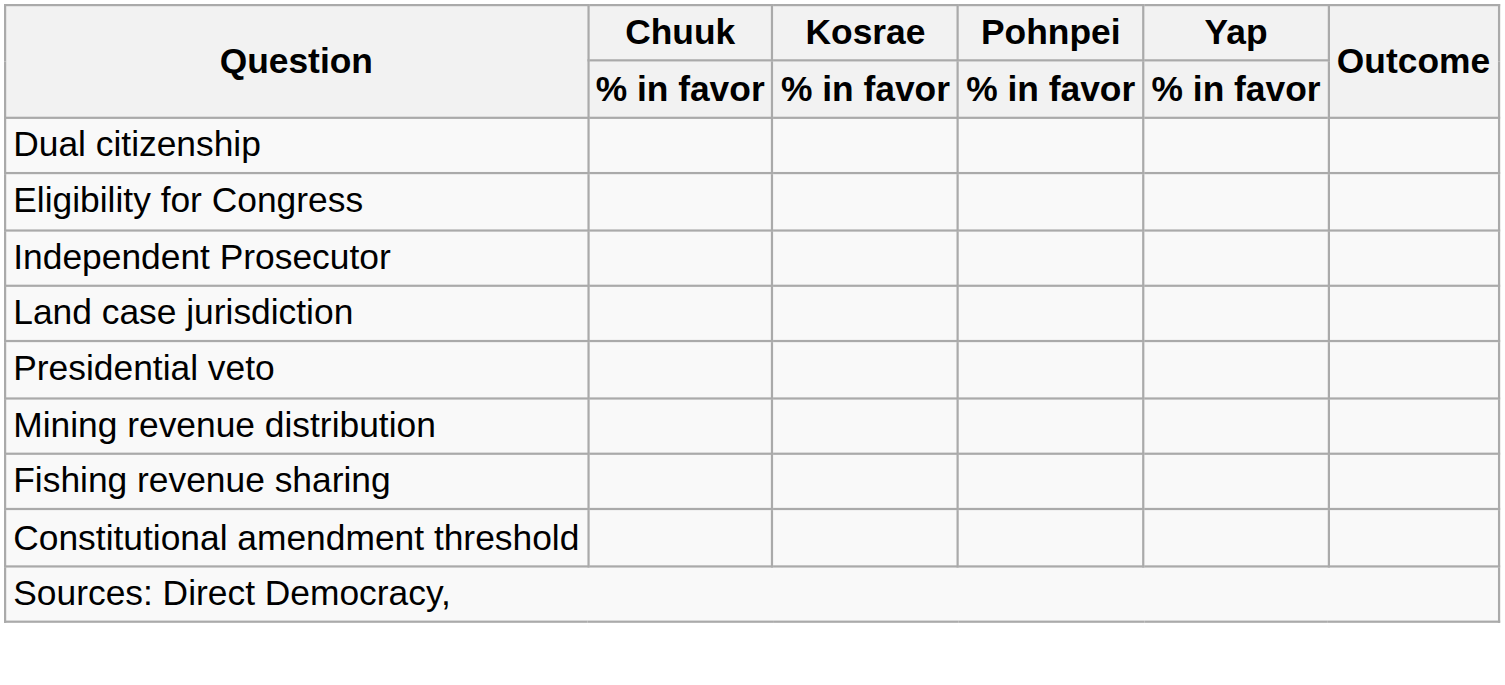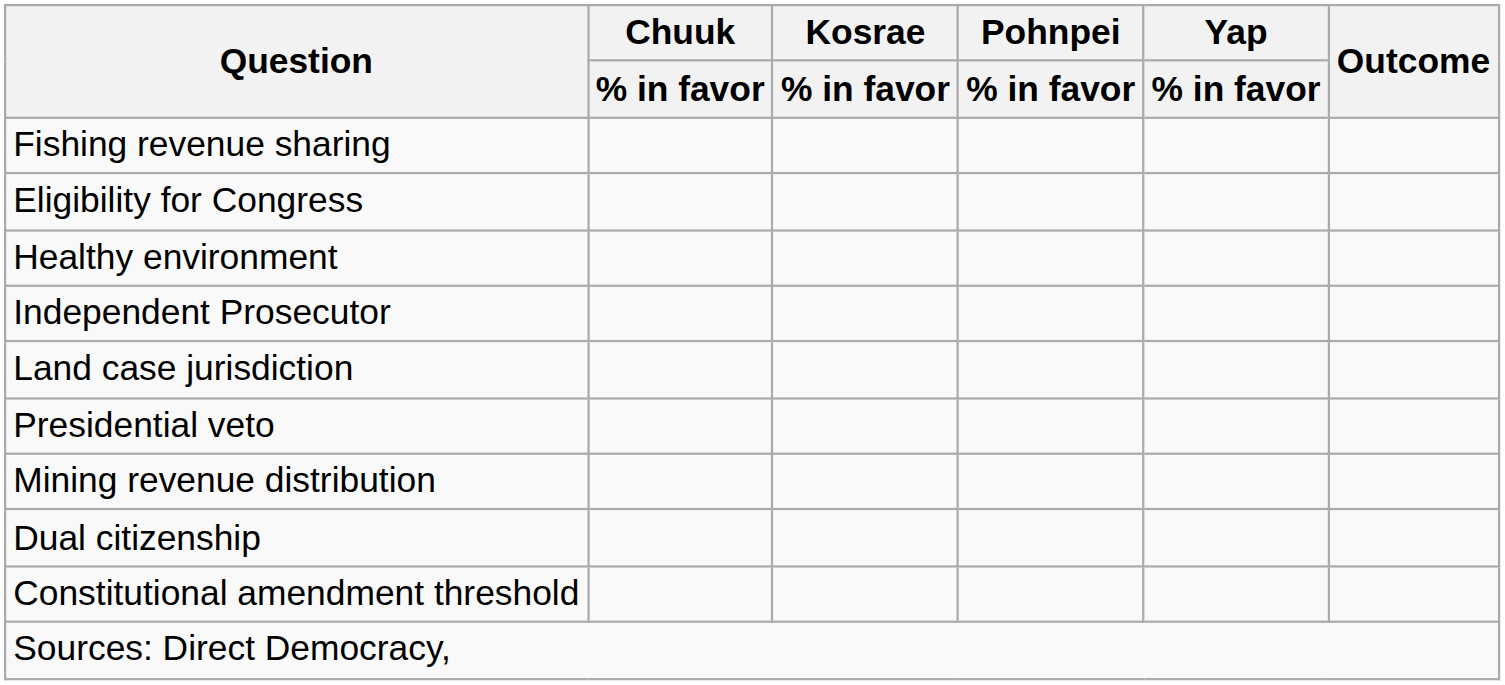rows swapped: (137, 144) <-> (202, 481)
+ row: (175, 256)
